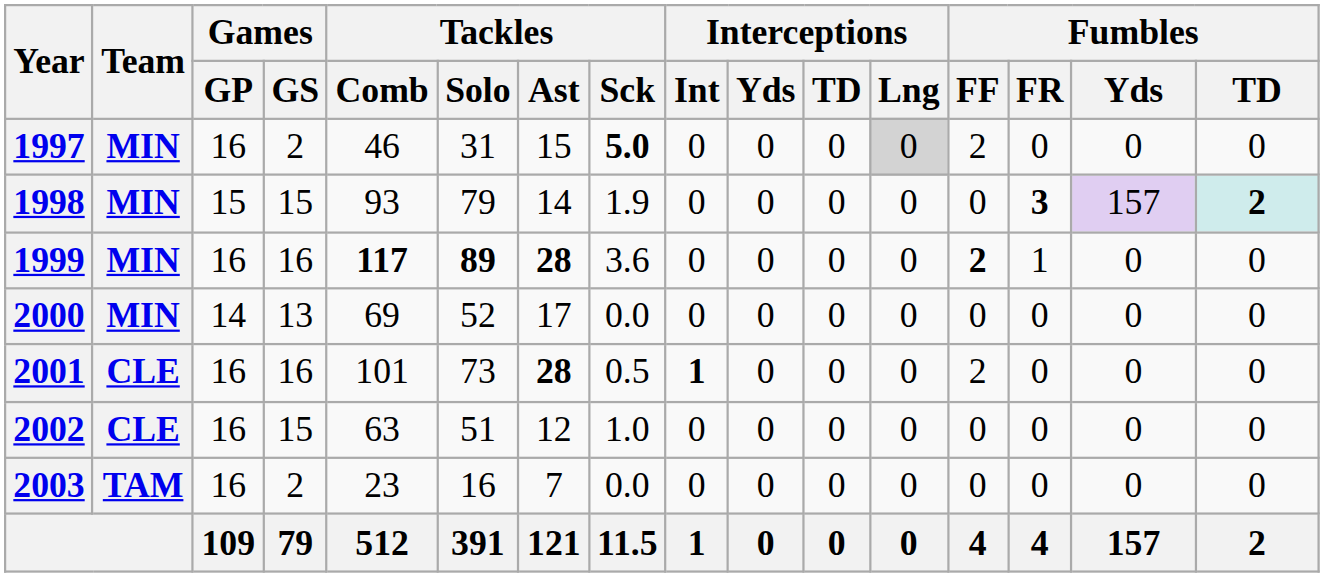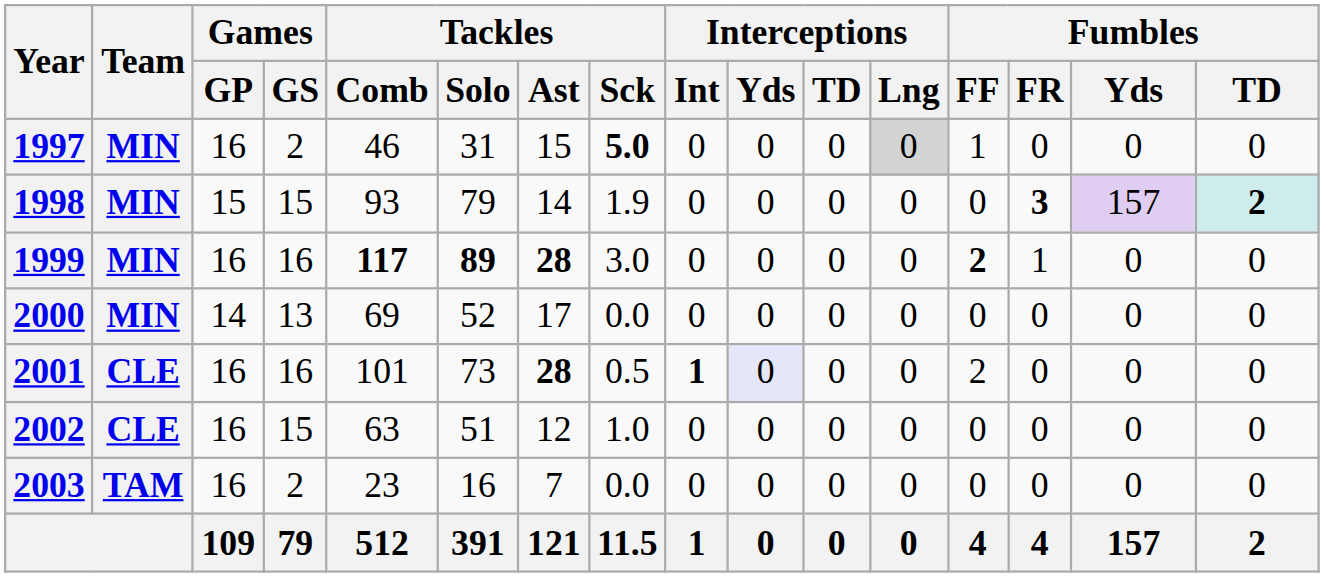(978, 145) 2 -> (978, 145) 1
(627, 259) 3.6 -> (627, 259) 3.0
(766, 372) no background -> (766, 372) lavender background
